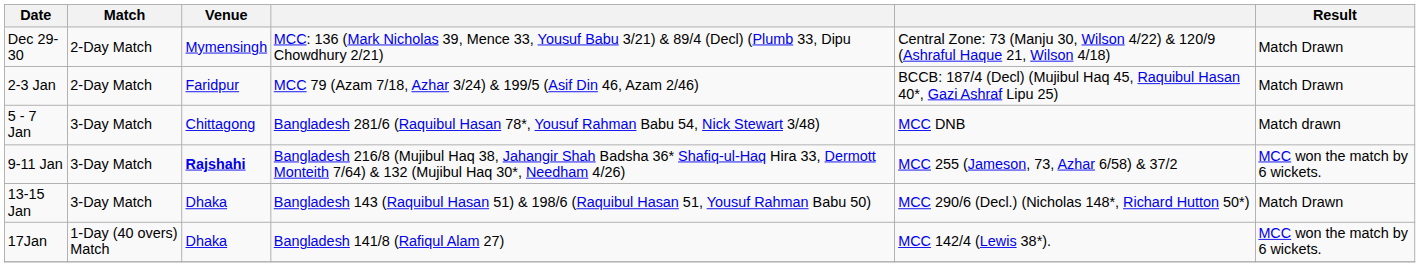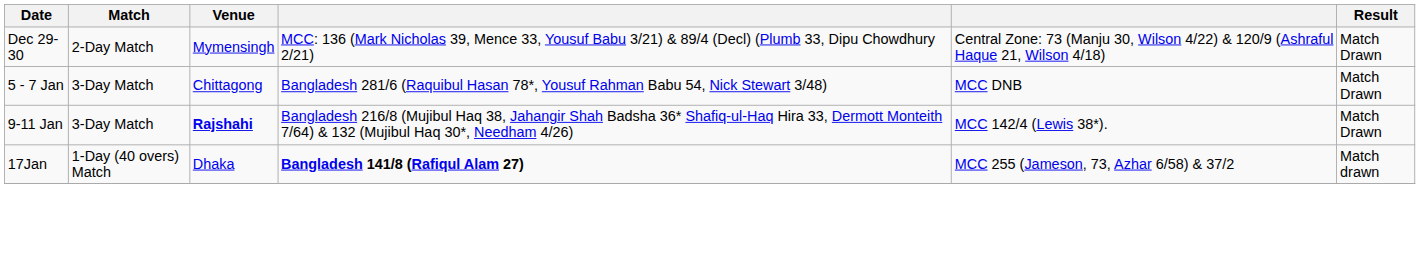- row: (32, 85)
(1300, 124) Match drawn -> (1361, 85) Match Drawn
(1038, 163) MCC 255 (Jameson, 73, Azhar 6/58) & 37/2 -> (1031, 124) MCC 142/4 (Lewis 38*).
(1333, 163) MCC won the match by 6 wickets. -> (1361, 124) Match Drawn
- row: (26, 203)
(389, 242) normal -> (402, 163) bold
(975, 242) MCC 142/4 (Lewis 38*). -> (1094, 163) MCC 255 (Jameson, 73, Azhar 6/58) & 37/2
(1333, 242) MCC won the match by 6 wickets. -> (1360, 163) Match drawn
